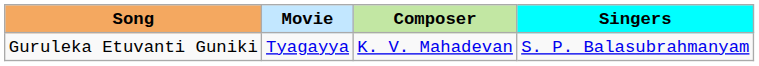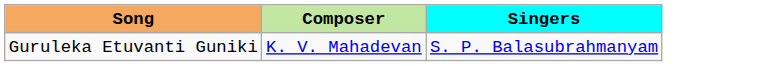- column: (308, 19)
